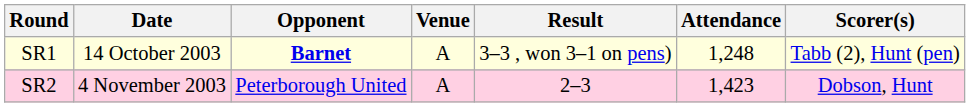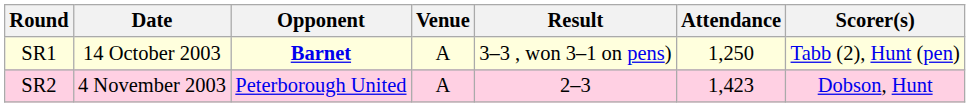(731, 53) 1,248 -> (731, 53) 1,250
